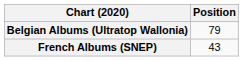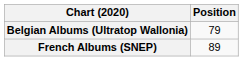(214, 47) 43 -> (214, 47) 89
